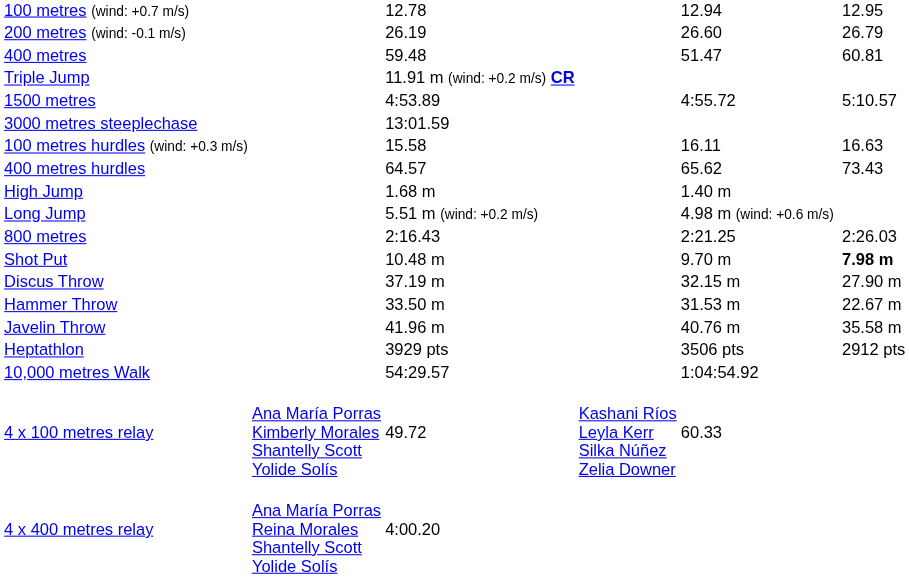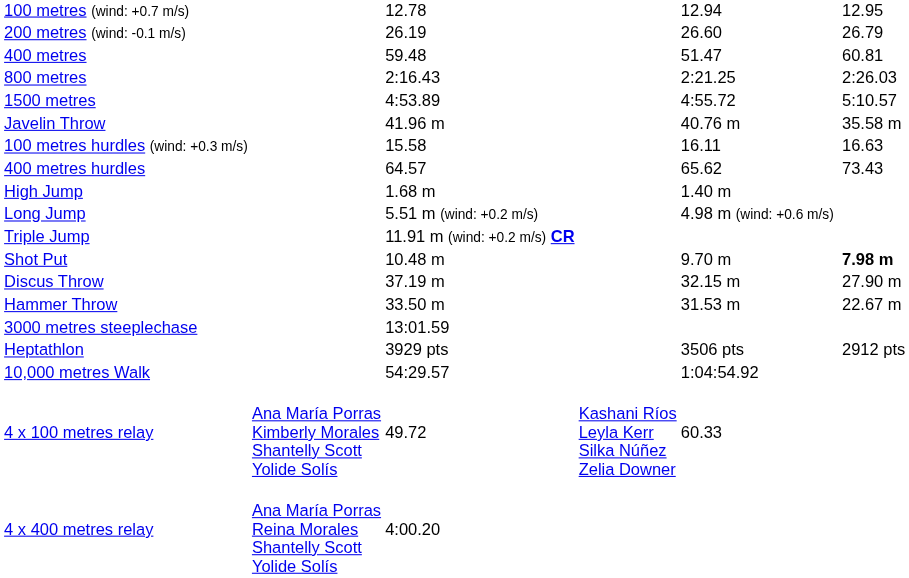rows swapped: (45, 236) <-> (47, 78)
rows swapped: (101, 123) <-> (55, 327)
